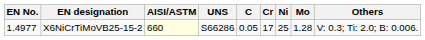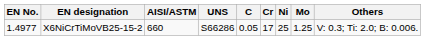(155, 27) lightyellow background -> (155, 27) no background
(303, 27) 1.28 -> (303, 27) 1.25
